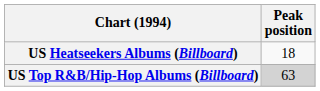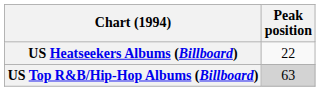(288, 53) 18 -> (288, 53) 22
